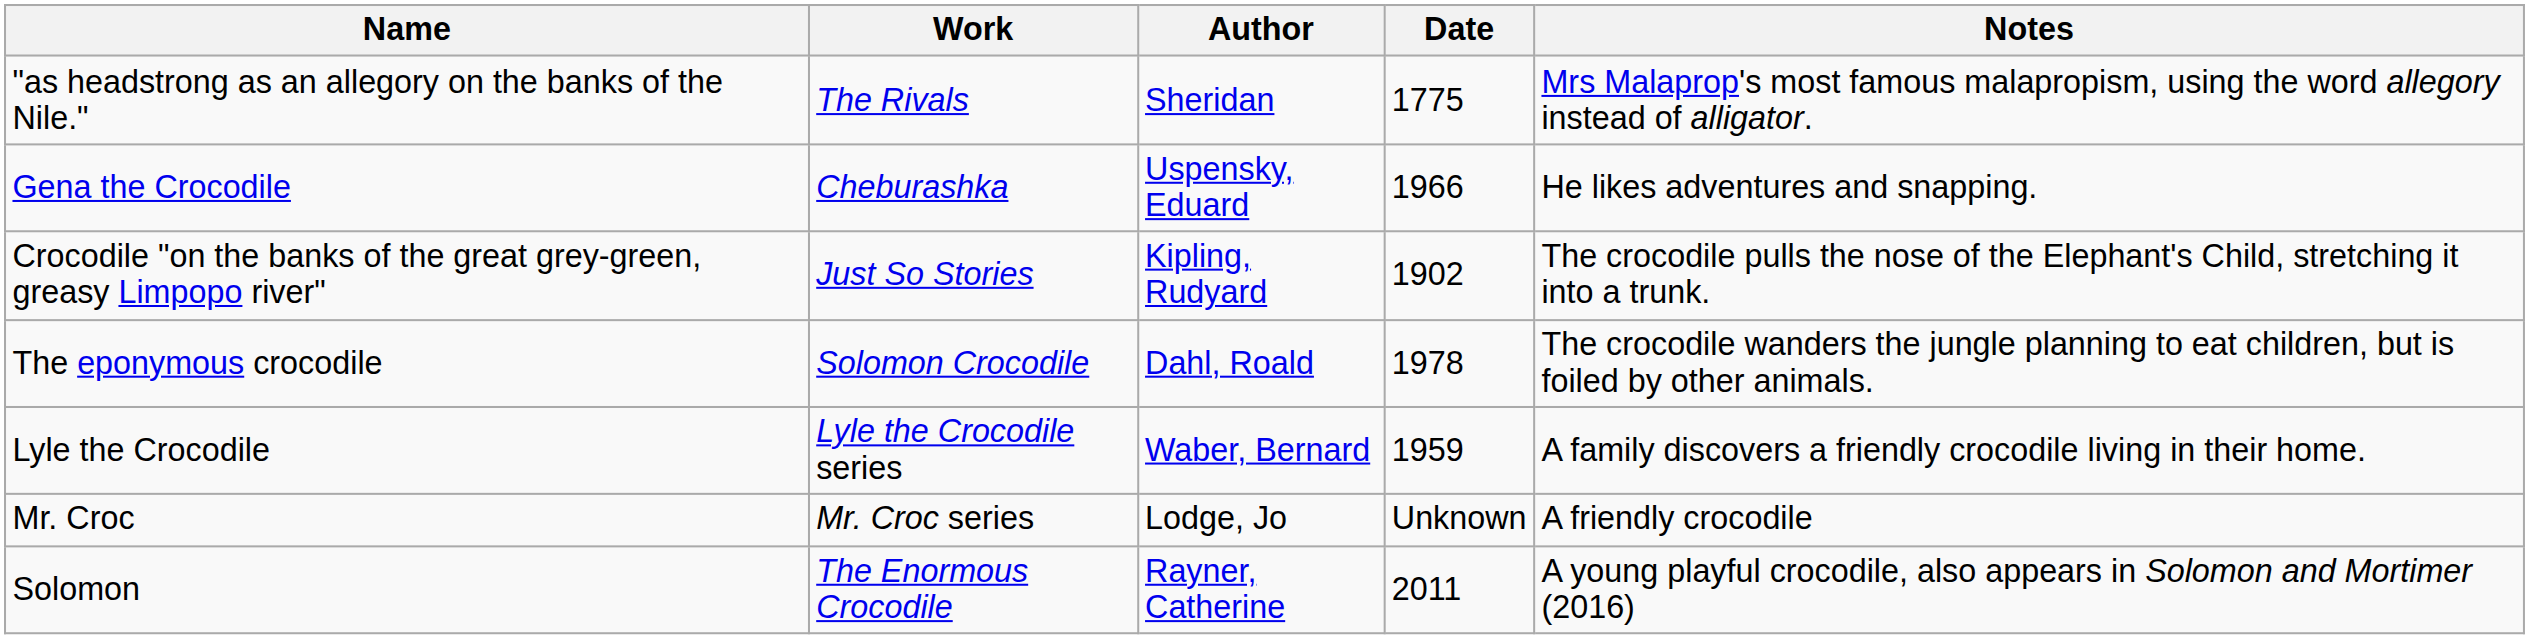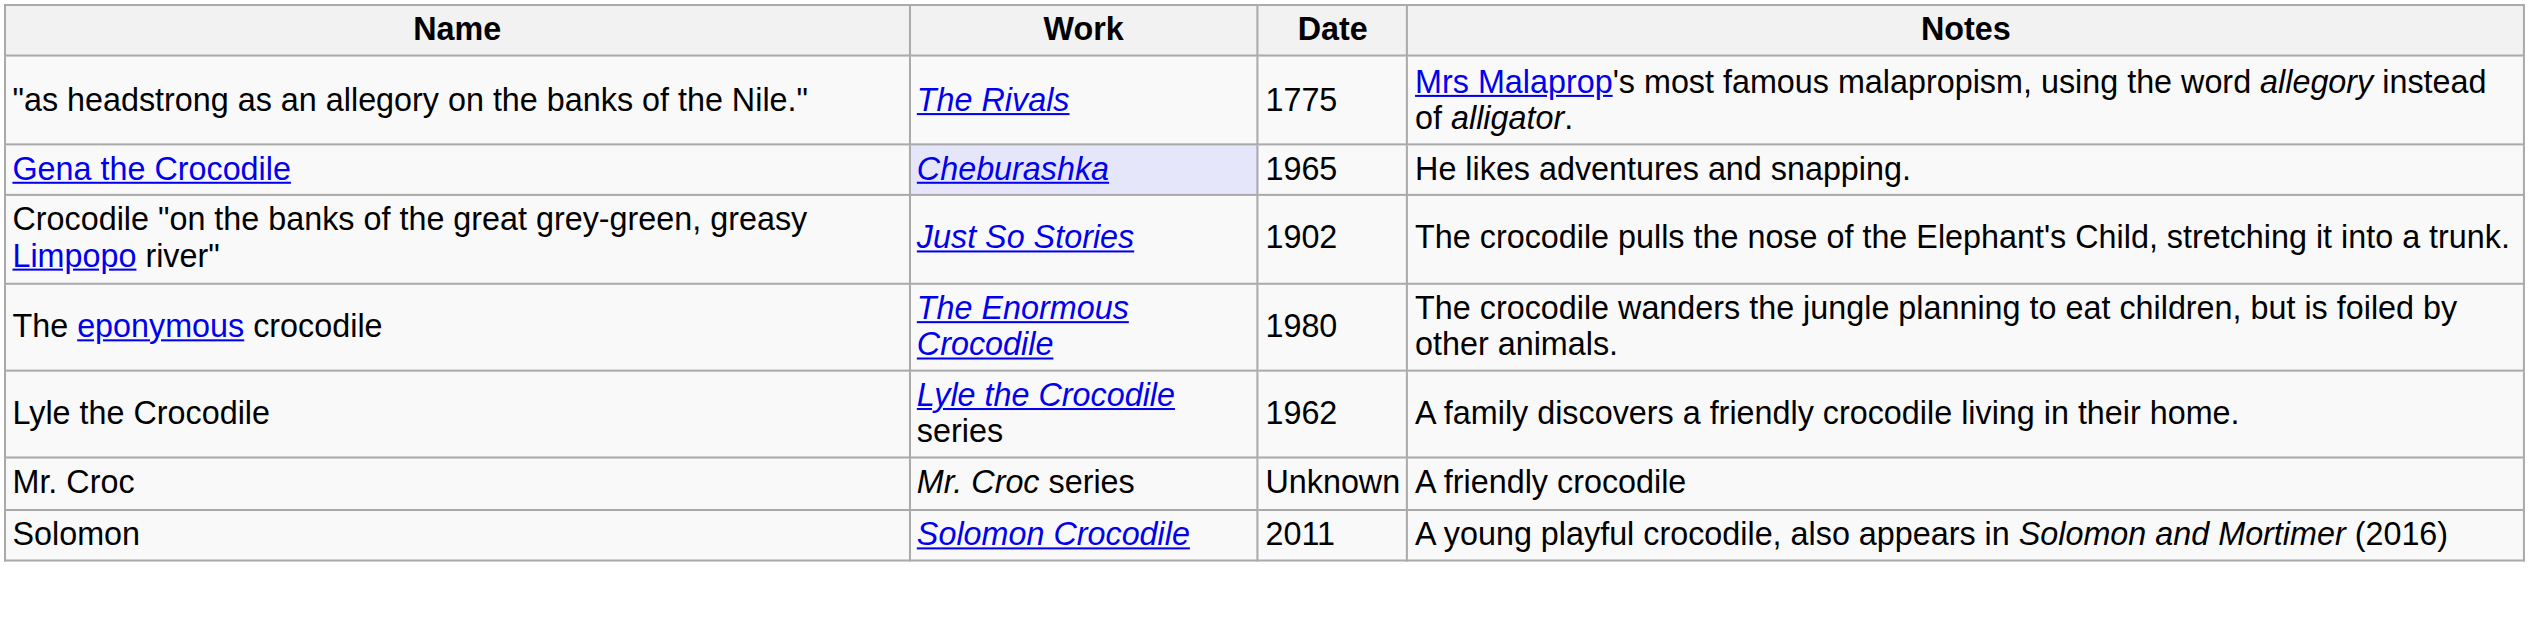- column: (1261, 30)
(912, 187) no background -> (1013, 169) lavender background
(1428, 187) 1966 -> (1301, 169) 1965
(953, 362) Solomon Crocodile -> (1023, 326) The Enormous Crocodile
(1428, 362) 1978 -> (1301, 326) 1980
(1428, 450) 1959 -> (1301, 413) 1962
(922, 588) The Enormous Crocodile -> (1053, 534) Solomon Crocodile
